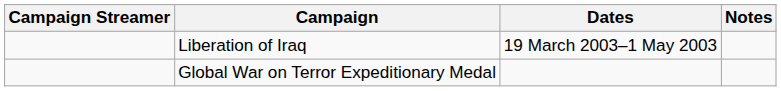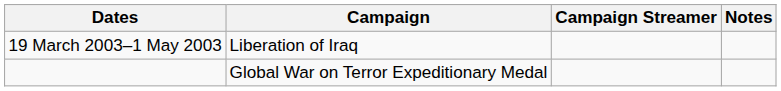columns swapped: (89, 18) <-> (610, 18)
